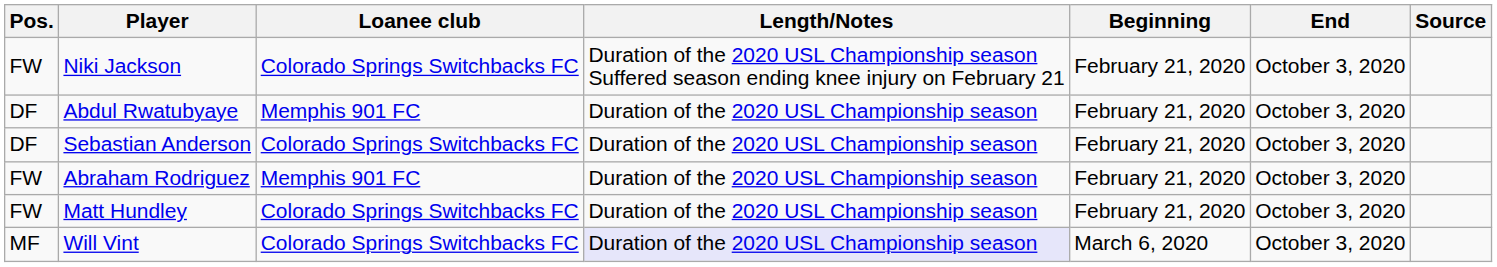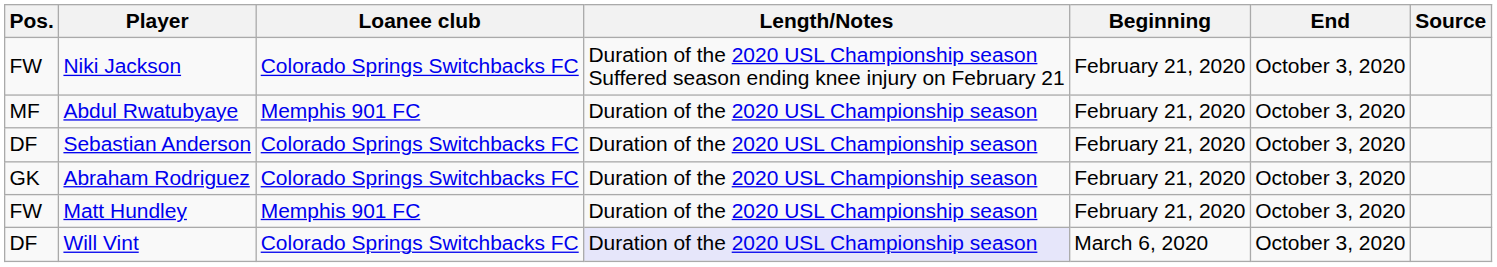(23, 111) DF -> (25, 111) MF
(26, 177) FW -> (25, 177) GK
(340, 177) Memphis 901 FC -> (420, 177) Colorado Springs Switchbacks FC
(420, 210) Colorado Springs Switchbacks FC -> (340, 210) Memphis 901 FC
(25, 244) MF -> (23, 244) DF
